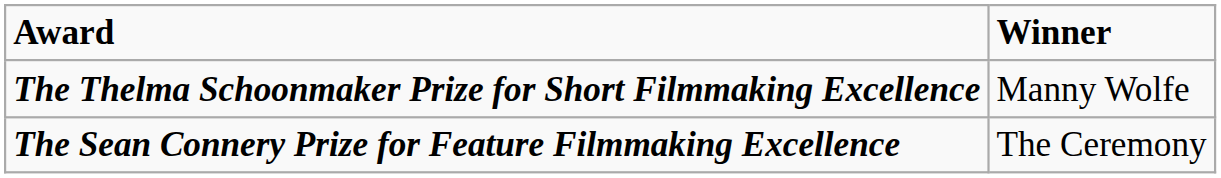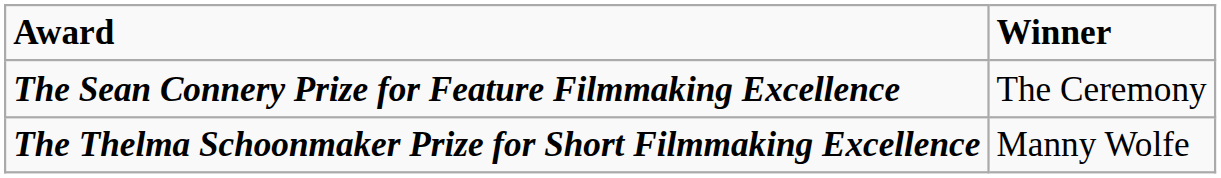rows swapped: (457, 144) <-> (497, 88)
